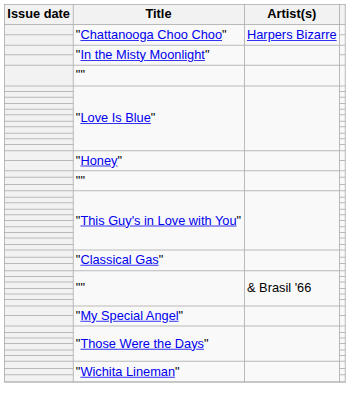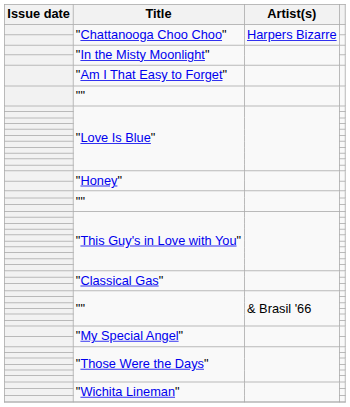+ row: (151, 75)
